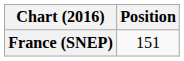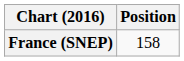(148, 42) 151 -> (148, 42) 158
